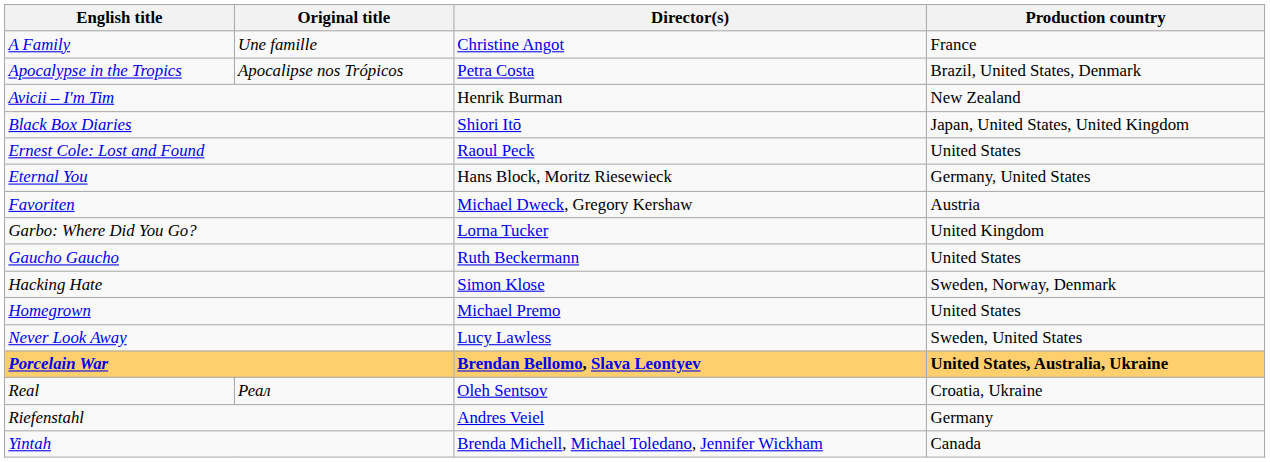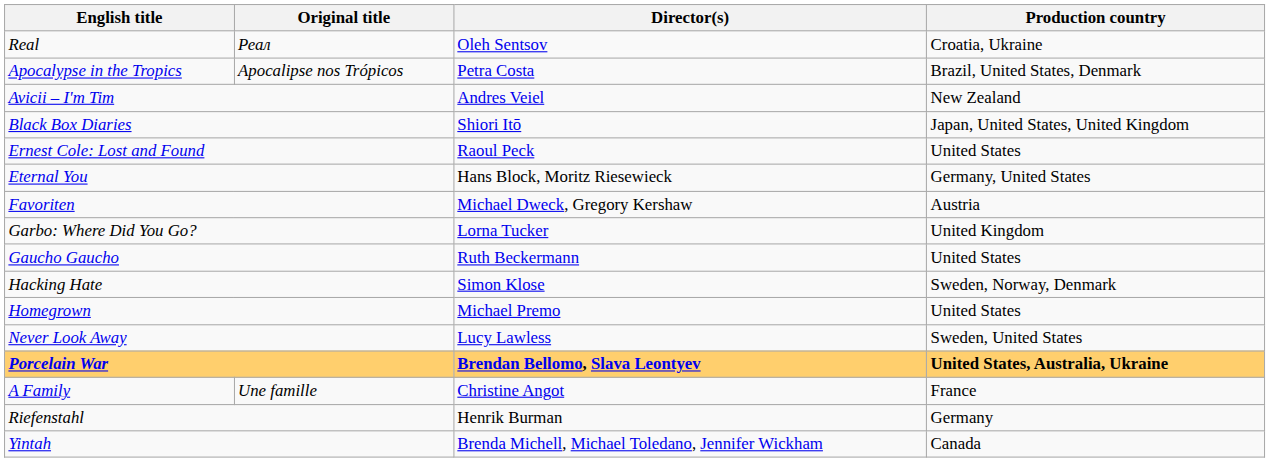rows swapped: (39, 44) <-> (24, 390)
(510, 97) Henrik Burman -> (501, 97) Andres Veiel
(501, 417) Andres Veiel -> (510, 417) Henrik Burman
